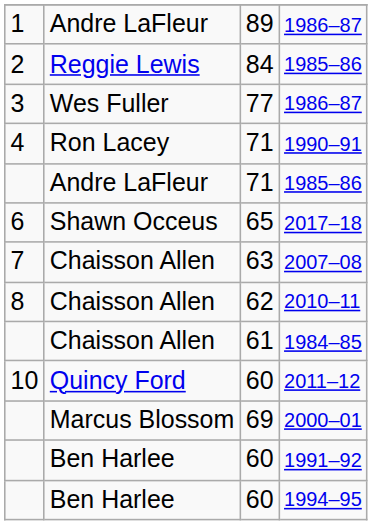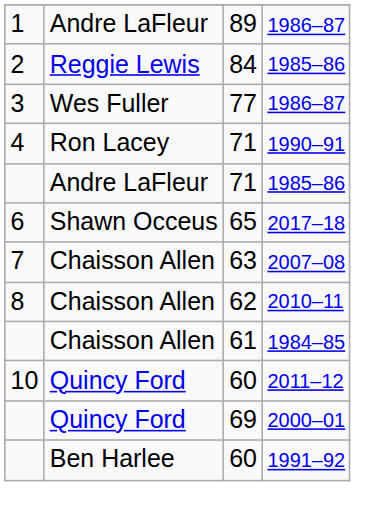(142, 420) Marcus Blossom -> (118, 420) Quincy Ford
- row: (24, 500)
